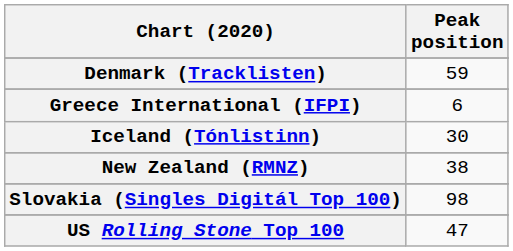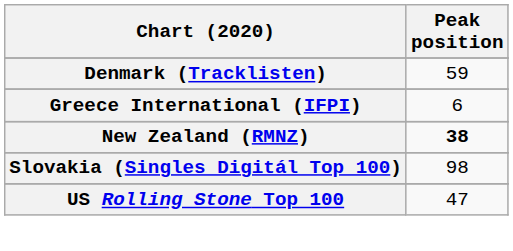- row: (206, 137)
(457, 168) normal -> (457, 137) bold
